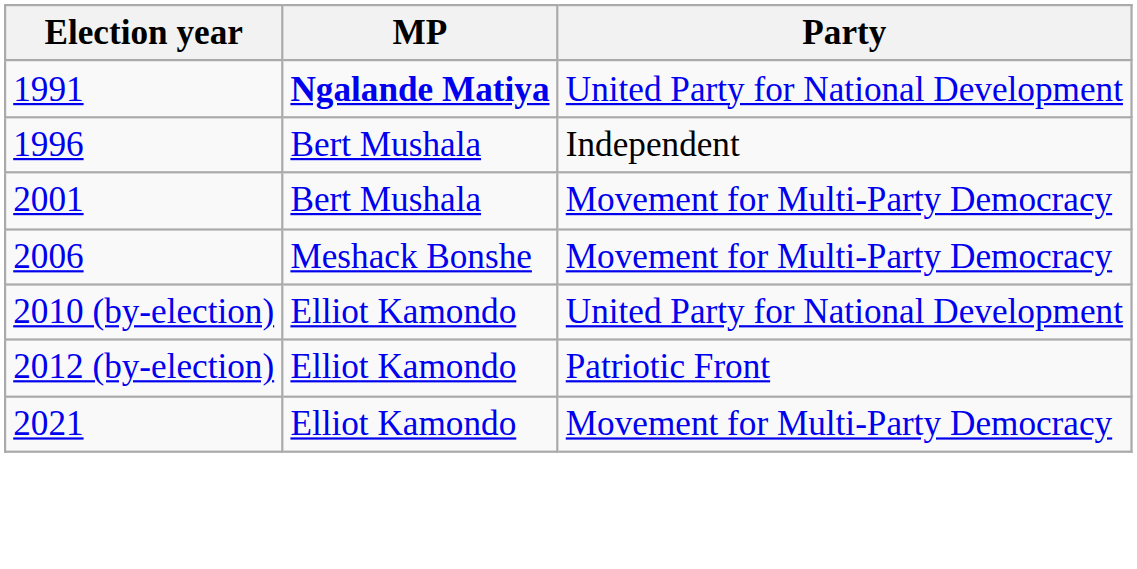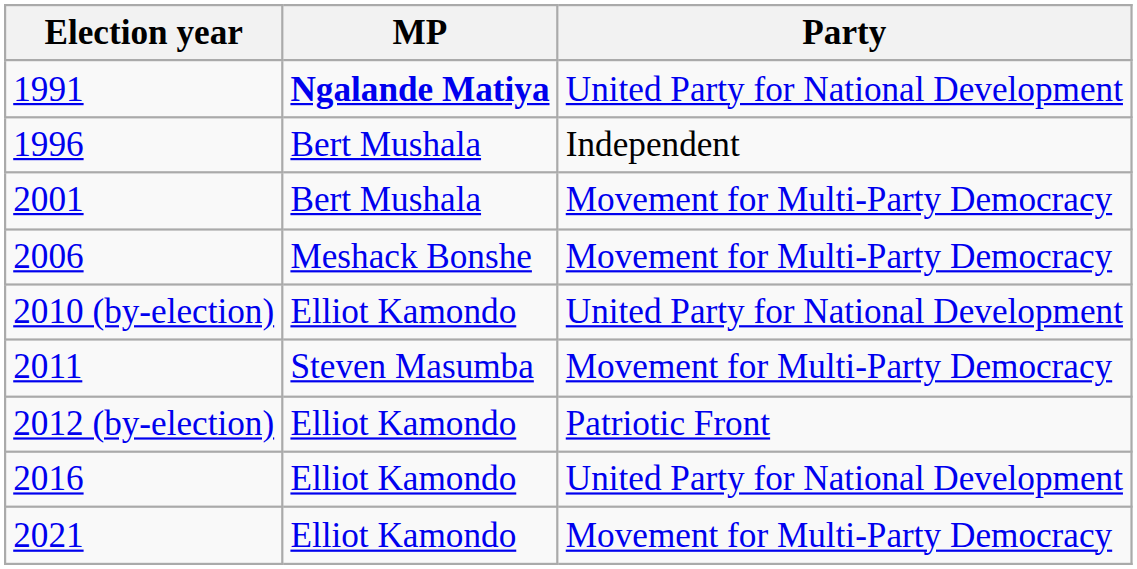+ row: (48, 367)
+ row: (48, 479)
